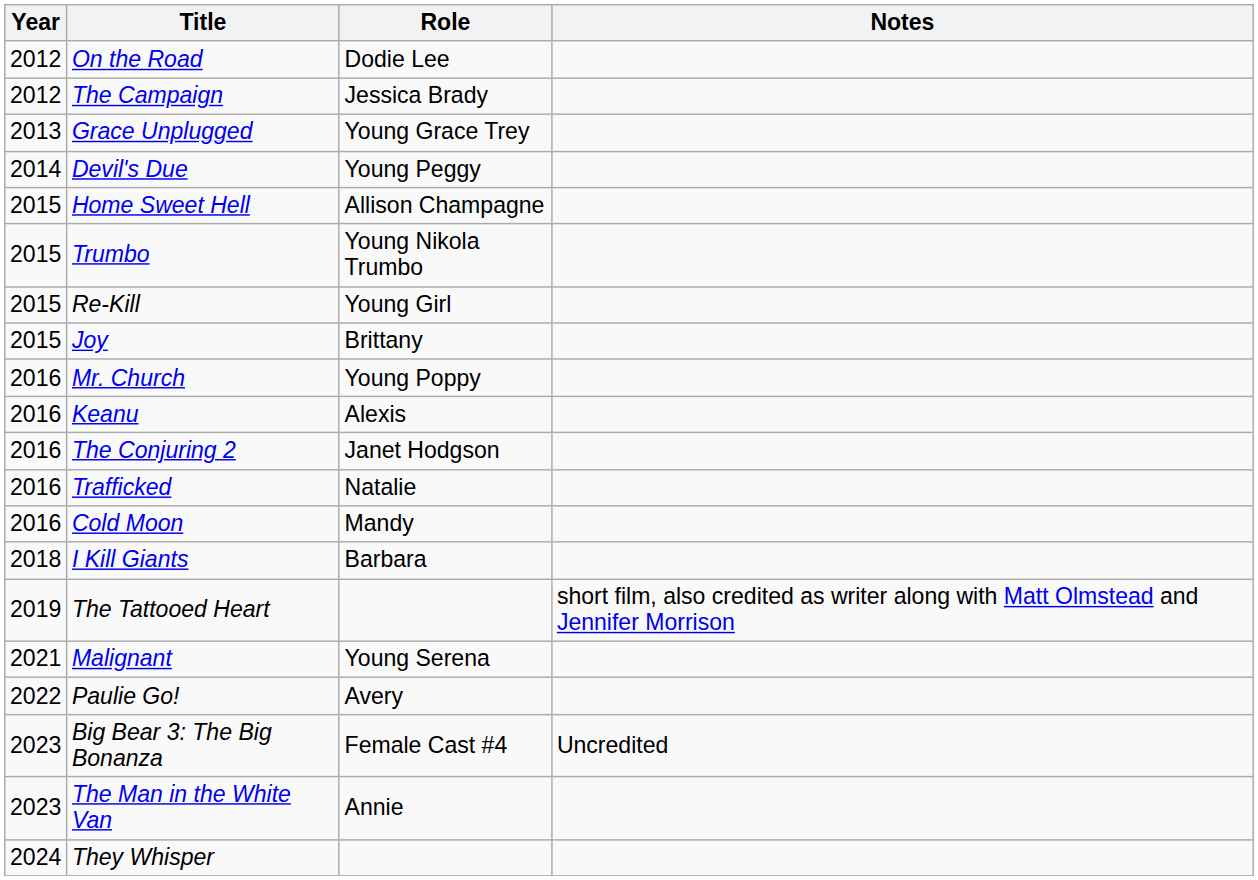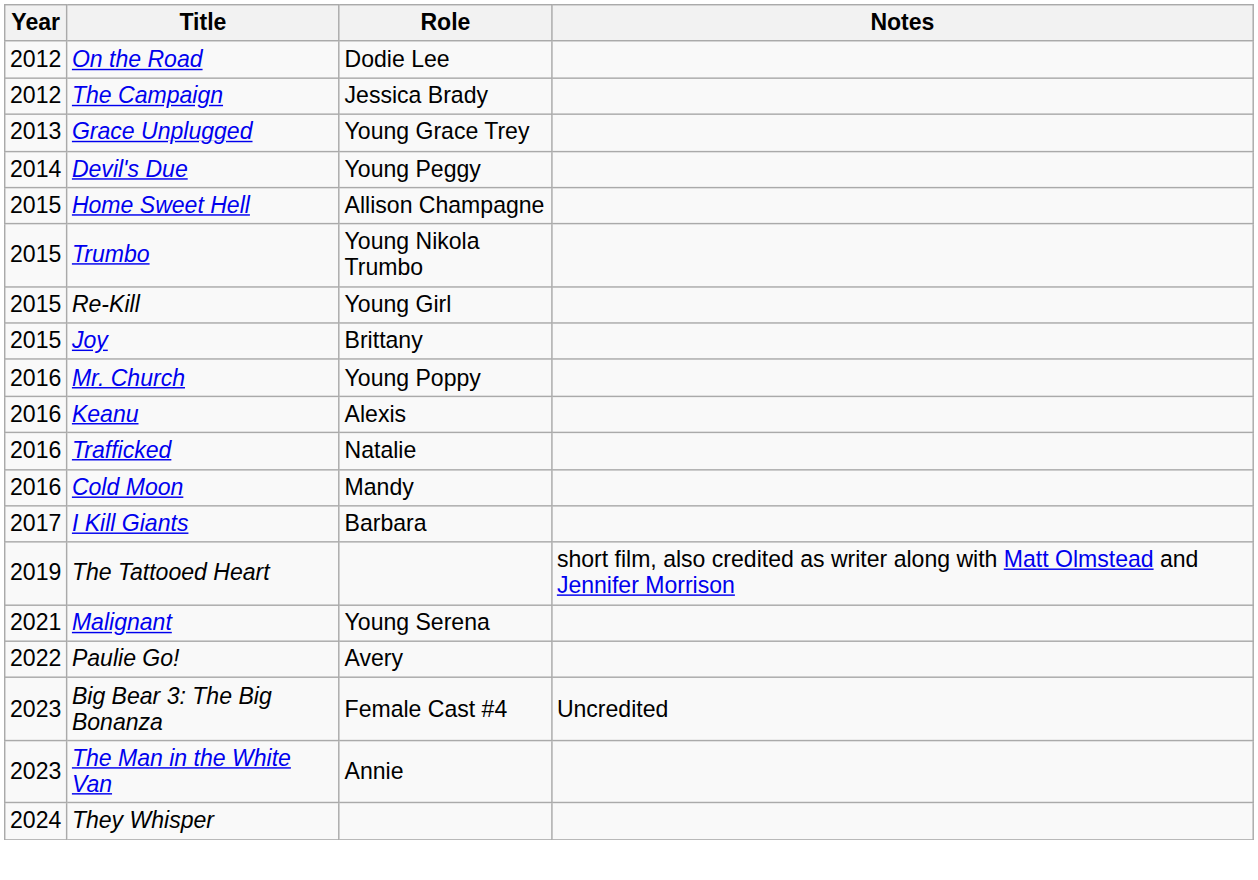- row: (154, 450)
(36, 560) 2018 -> (36, 523) 2017
